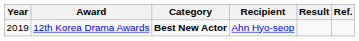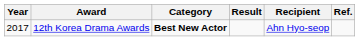columns swapped: (263, 12) <-> (314, 12)
(18, 28) 2019 -> (18, 28) 2017
